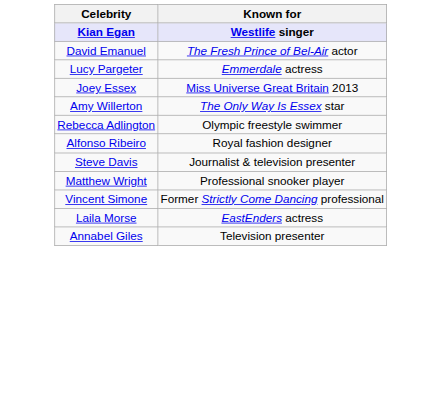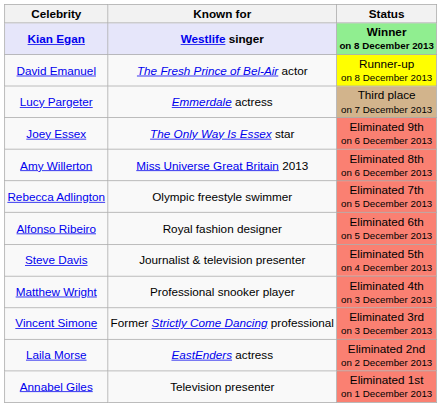+ column: (387, 14)
(272, 88) Miss Universe Great Britain 2013 -> (222, 134) The Only Way Is Essex star
(272, 106) The Only Way Is Essex star -> (222, 165) Miss Universe Great Britain 2013
